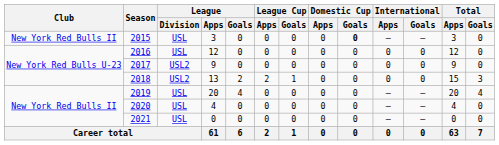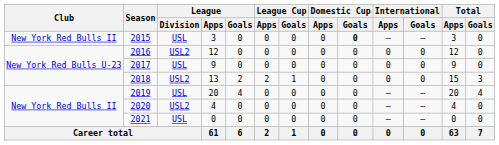(180, 52) USL -> (180, 52) USL2
(180, 65) USL2 -> (180, 65) USL
(180, 106) USL -> (180, 106) USL2
